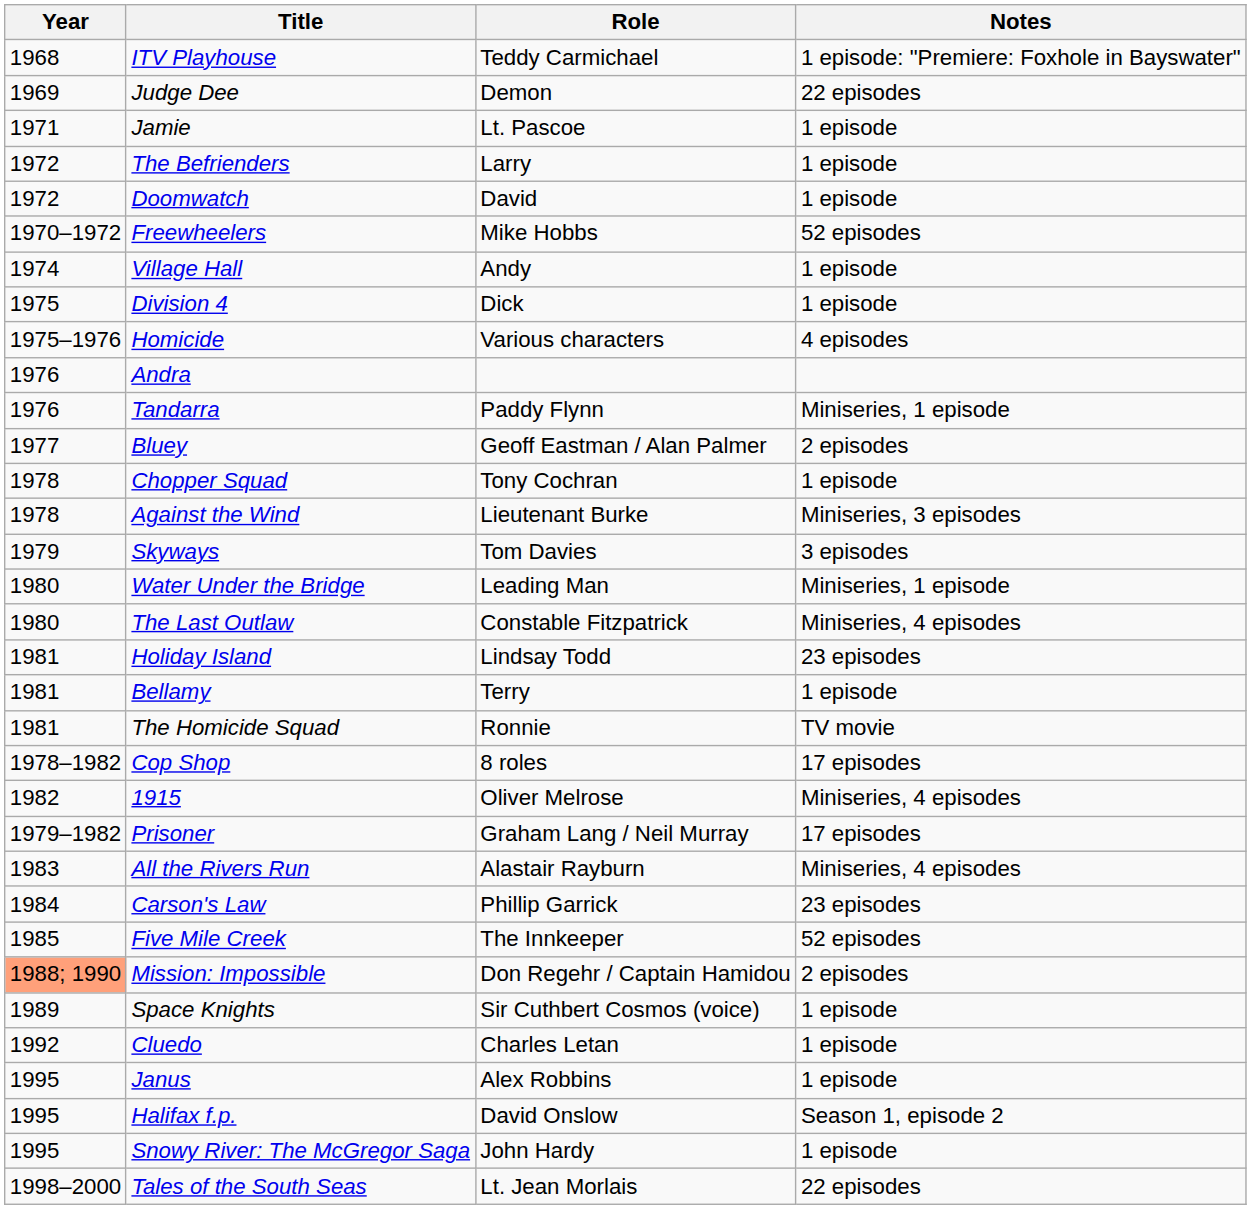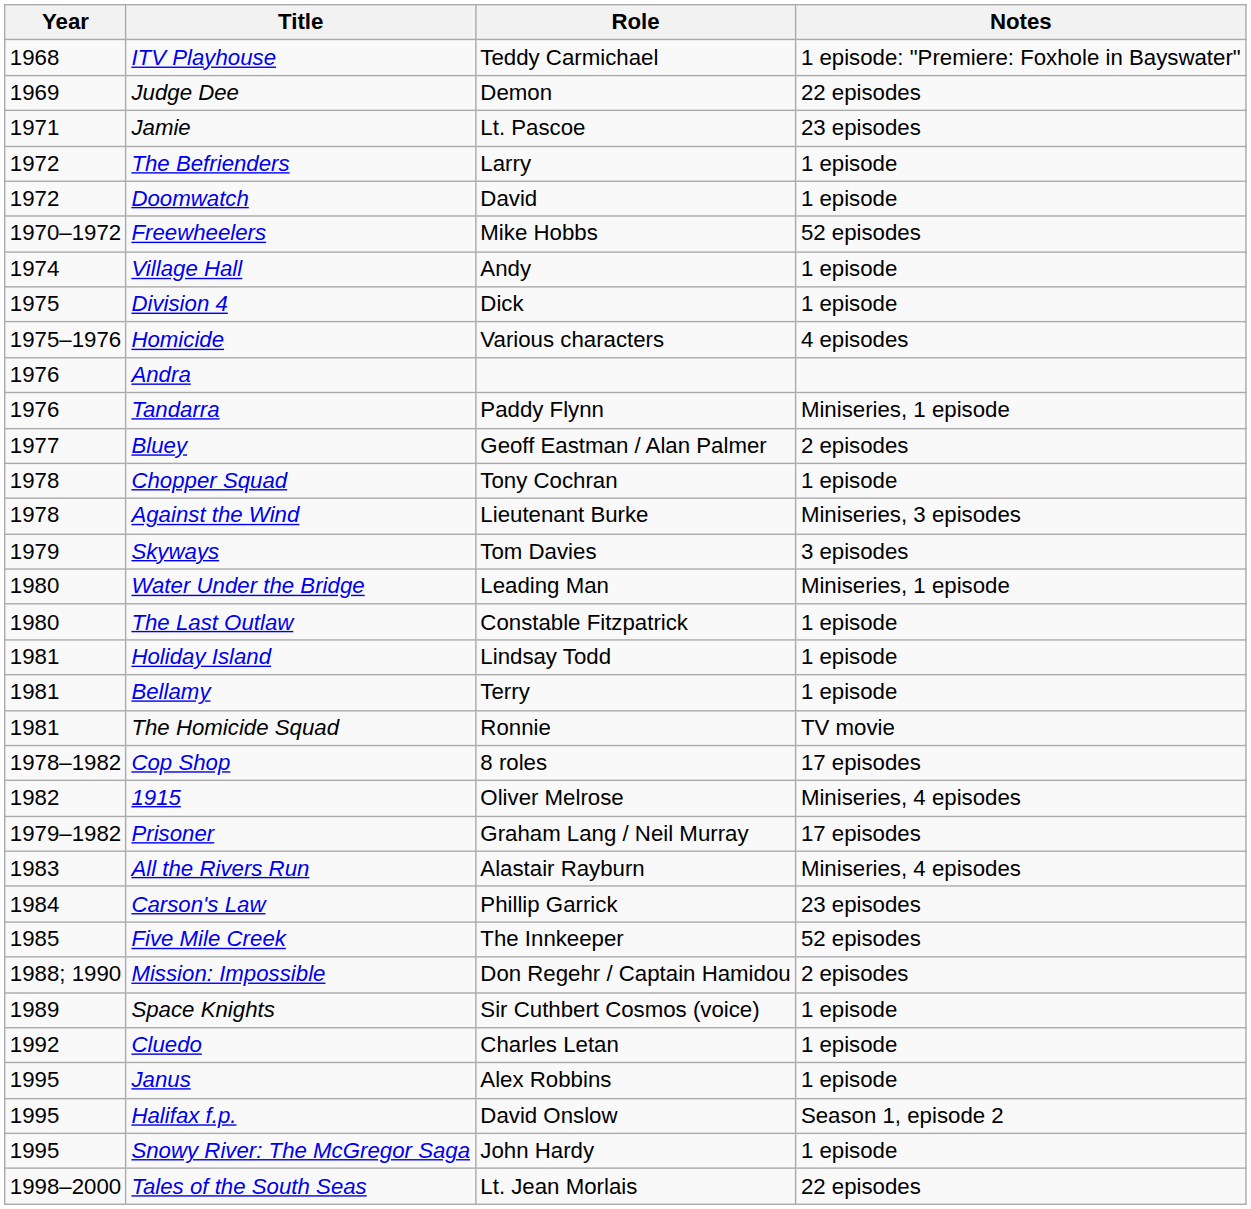(849, 127) 1 episode -> (861, 127) 23 episodes
(911, 621) Miniseries, 4 episodes -> (849, 621) 1 episode
(861, 657) 23 episodes -> (849, 657) 1 episode
(65, 974) lightsalmon background -> (65, 974) no background
